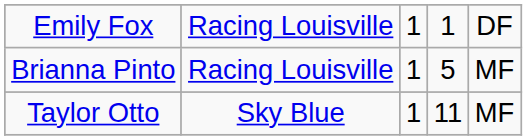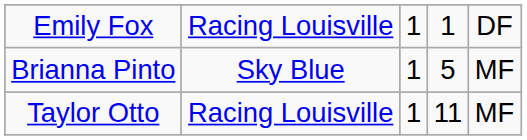(291, 69) Racing Louisville -> (291, 69) Sky Blue
(291, 112) Sky Blue -> (291, 112) Racing Louisville
